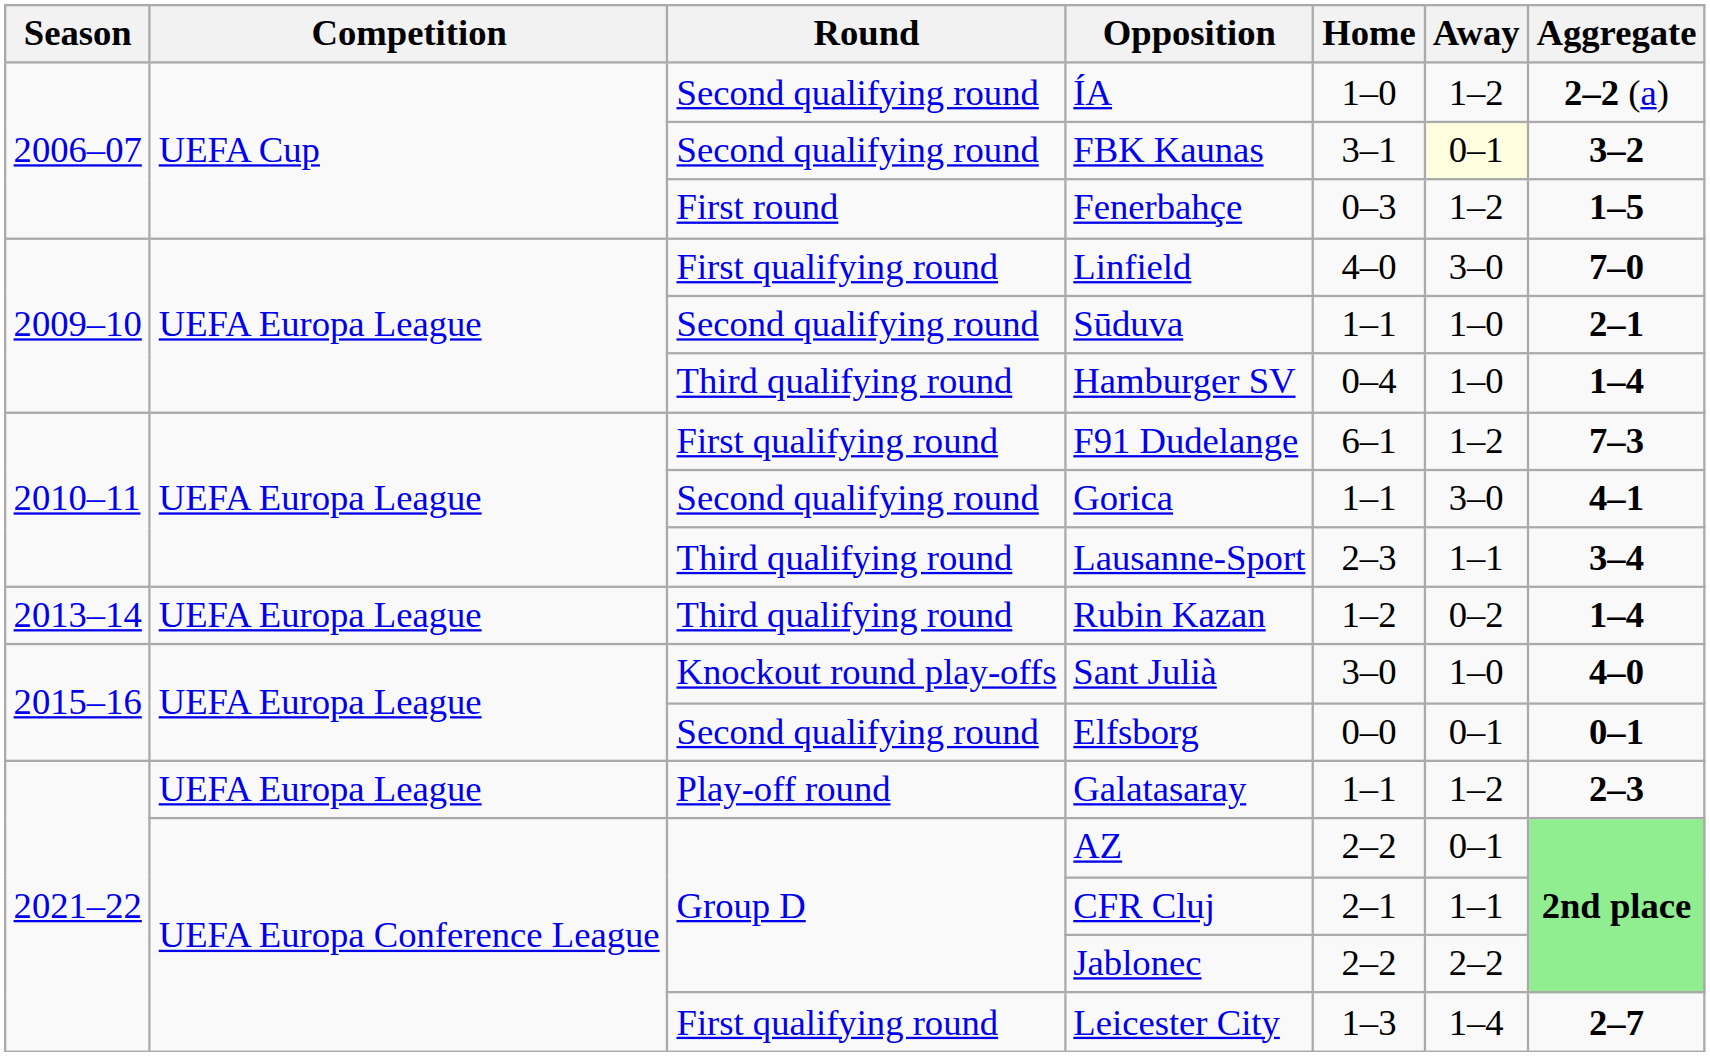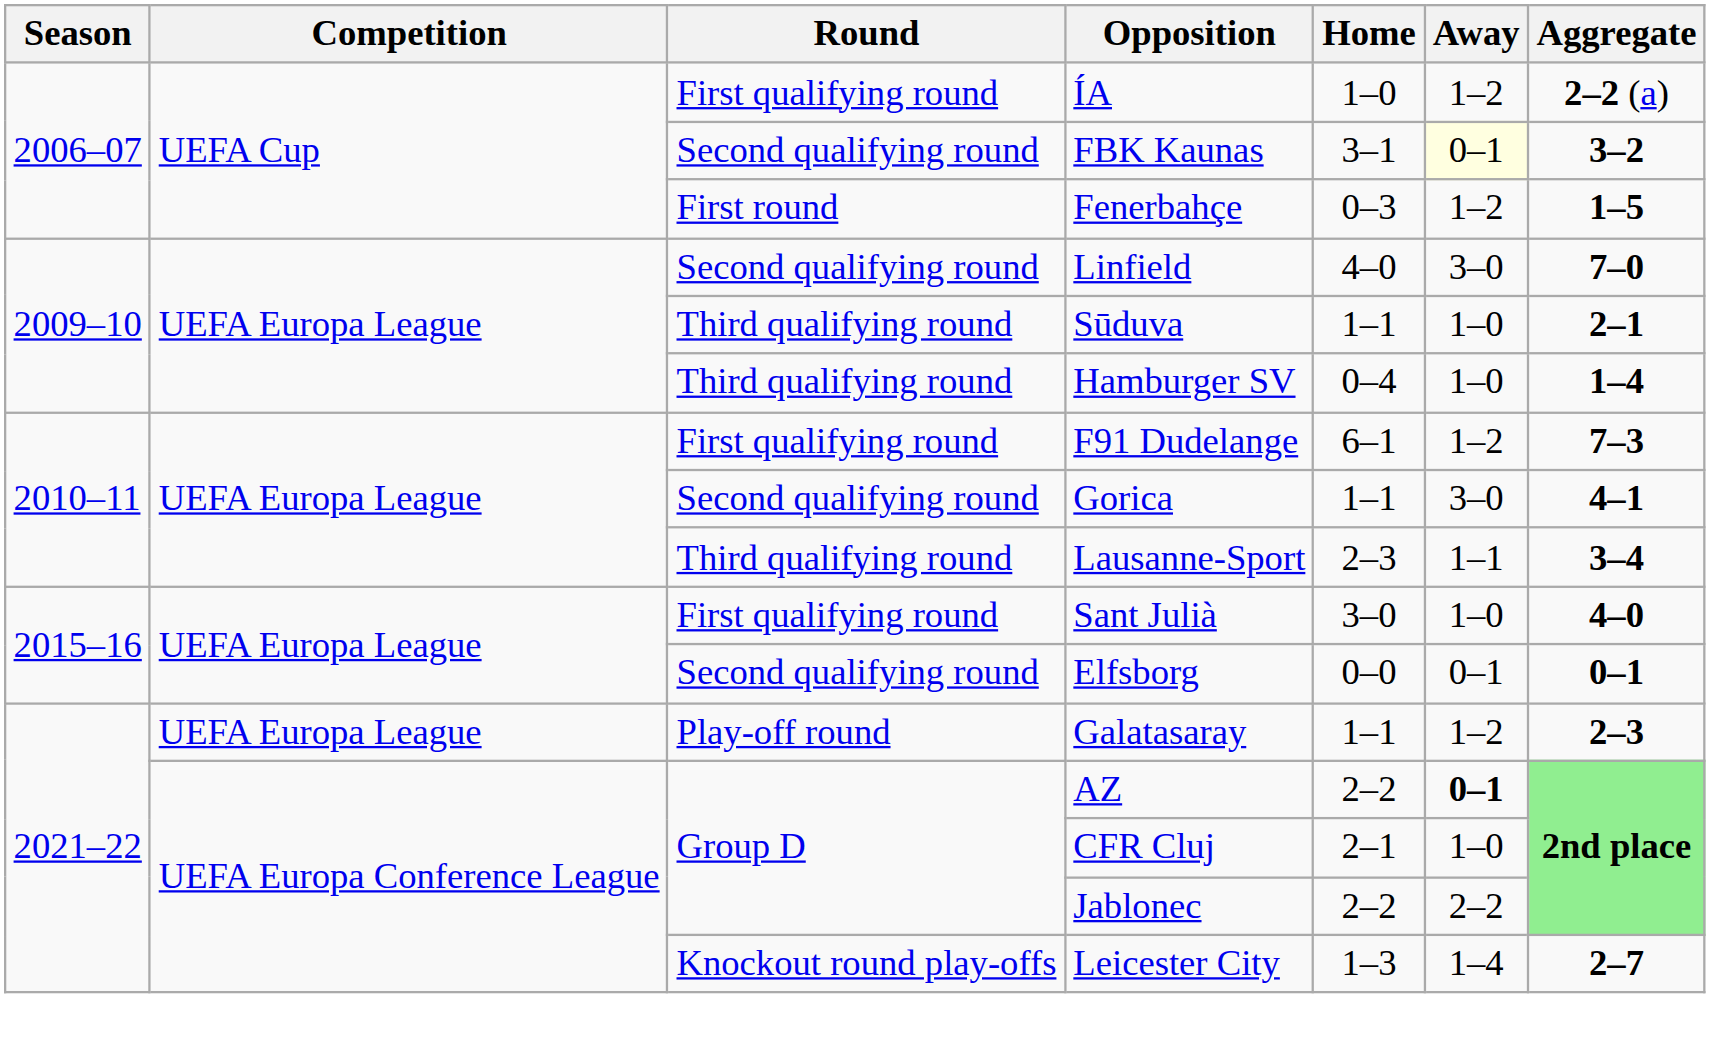(858, 91) Second qualifying round -> (837, 91) First qualifying round
(837, 265) First qualifying round -> (858, 265) Second qualifying round
(858, 324) Second qualifying round -> (844, 324) Third qualifying round
- row: (1169, 614)
(866, 672) Knockout round play-offs -> (837, 614) First qualifying round
(1476, 847) normal -> (1476, 788) bold
(1476, 905) 1–1 -> (1476, 847) 1–0
(837, 1021) First qualifying round -> (866, 963) Knockout round play-offs
